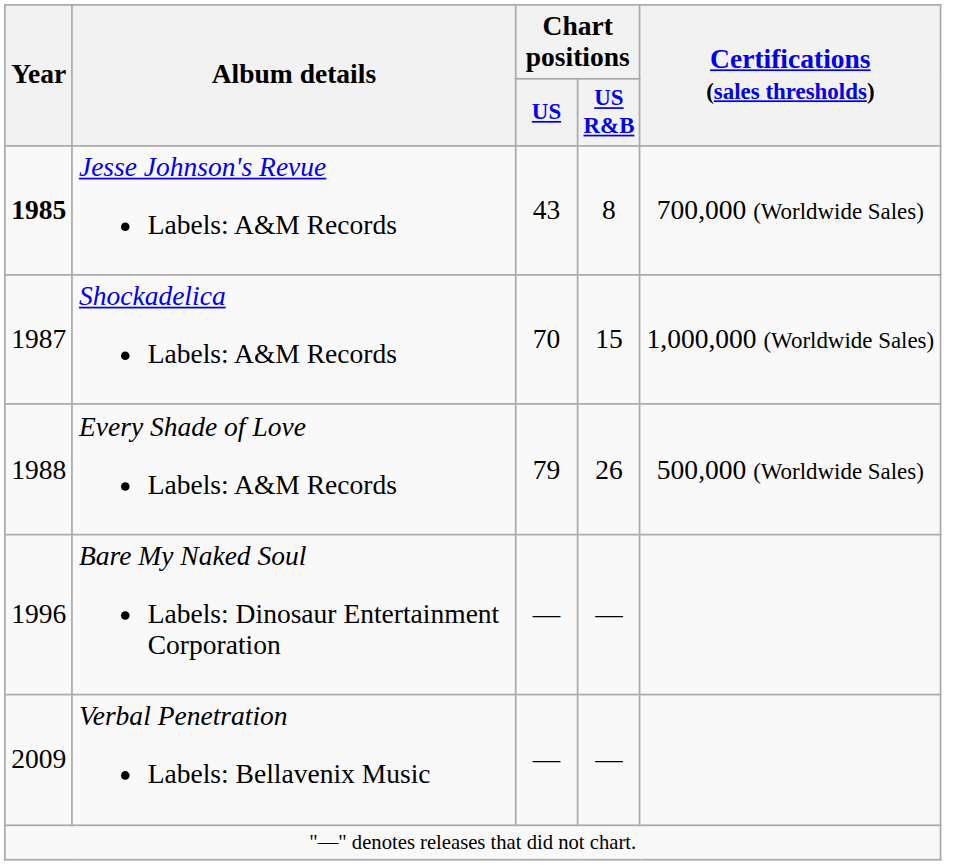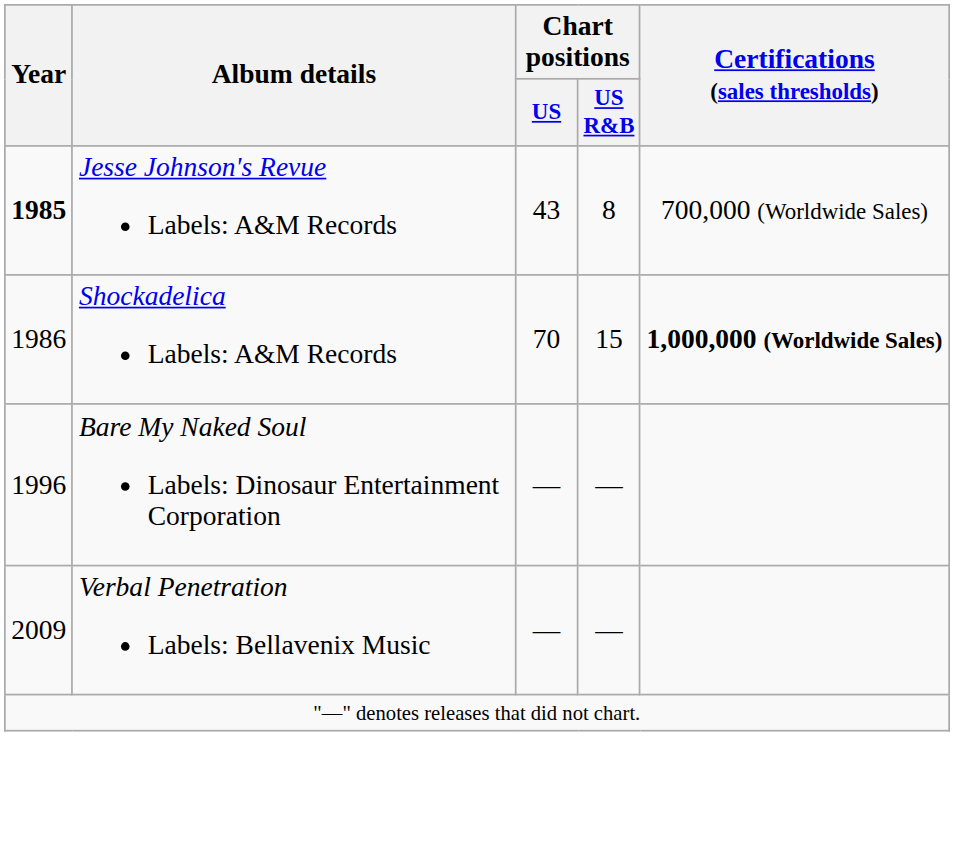(39, 339) 1987 -> (39, 339) 1986
(790, 339) normal -> (794, 339) bold
- row: (294, 456)
